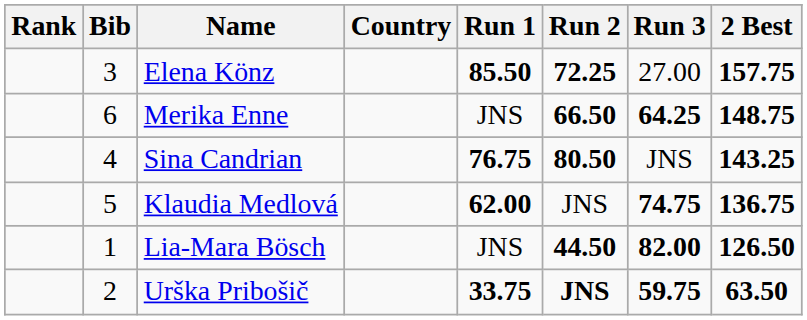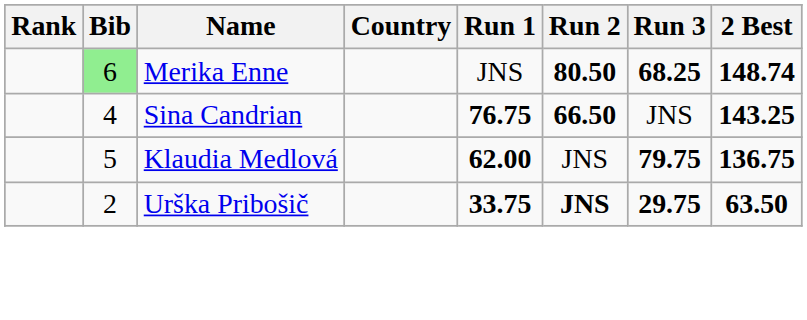- row: (209, 70)
(110, 114) no background -> (110, 70) lightgreen background
(585, 114) 66.50 -> (585, 70) 80.50
(670, 114) 64.25 -> (670, 70) 68.25
(757, 114) 148.75 -> (757, 70) 148.74
(585, 159) 80.50 -> (585, 114) 66.50
(670, 203) 74.75 -> (670, 159) 79.75
- row: (235, 247)
(670, 291) 59.75 -> (670, 203) 29.75
